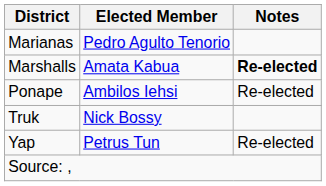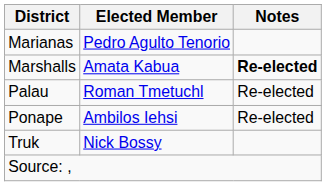+ row: (28, 92)
- row: (22, 142)
